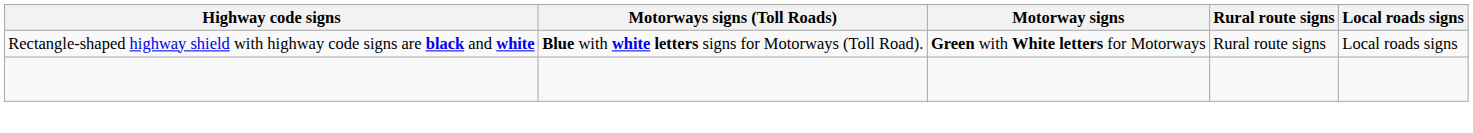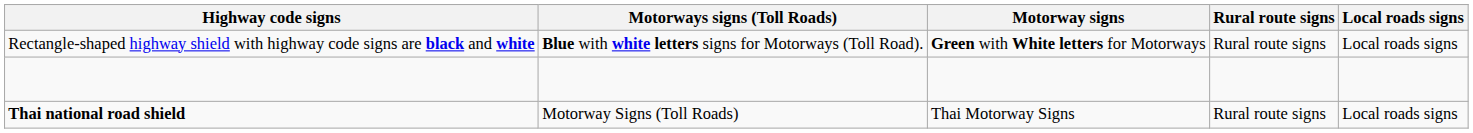+ row: (97, 114)
